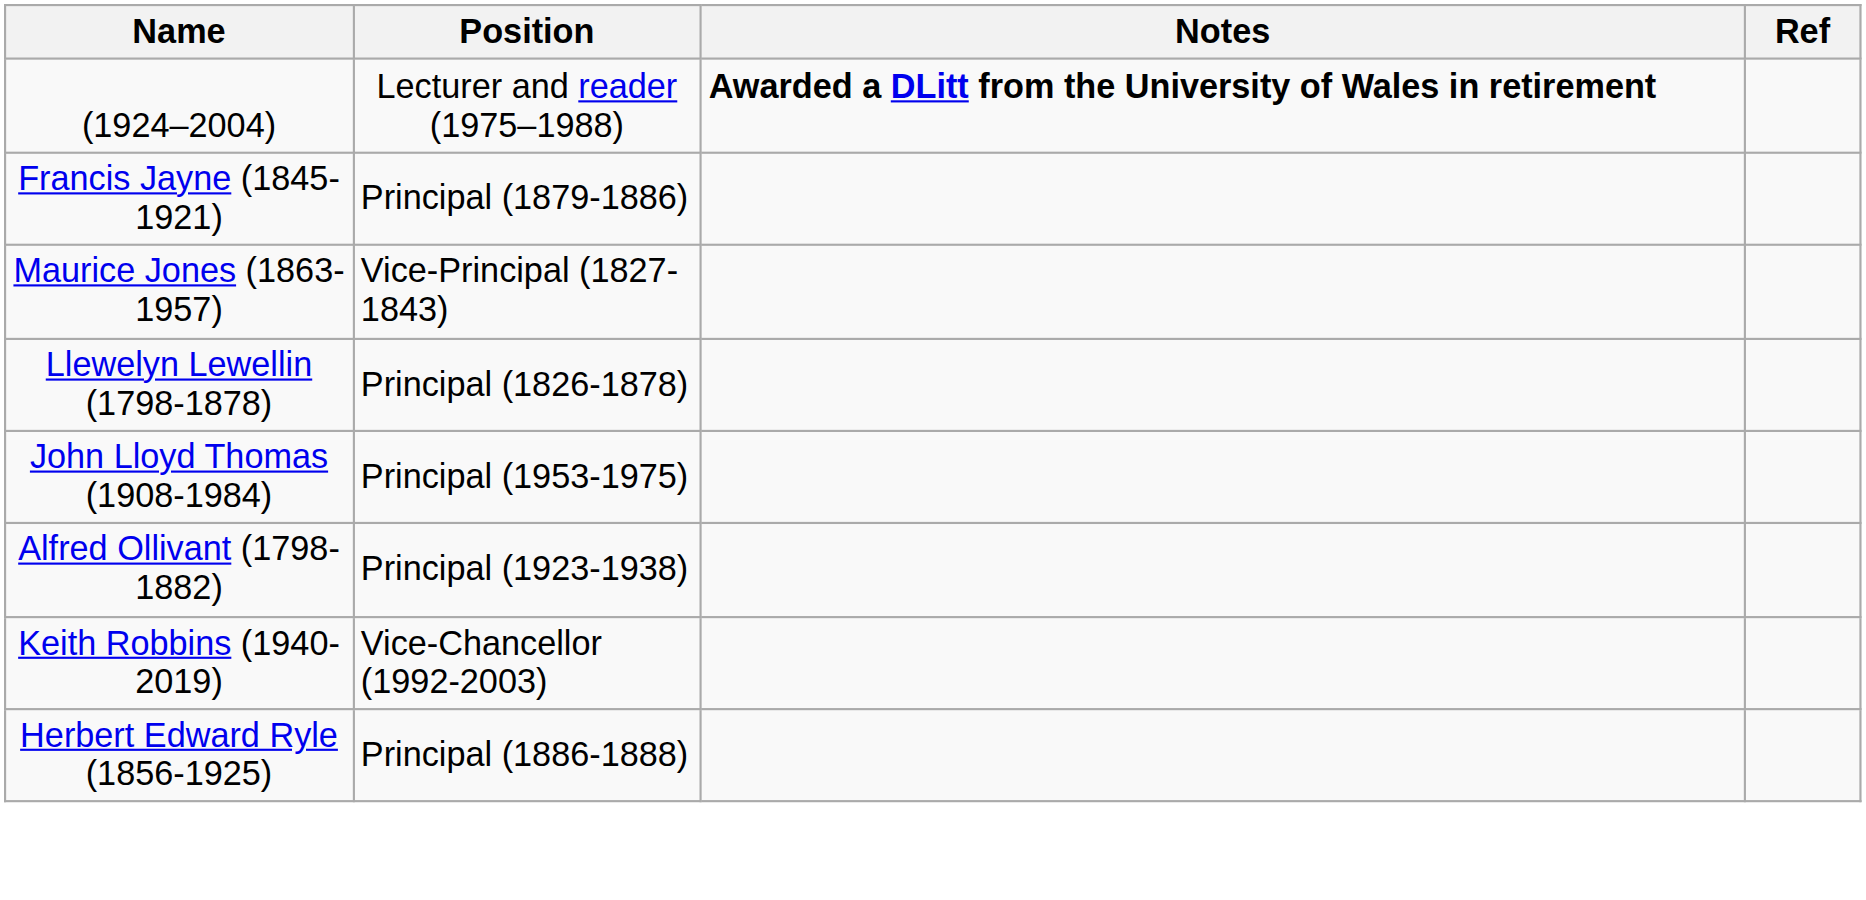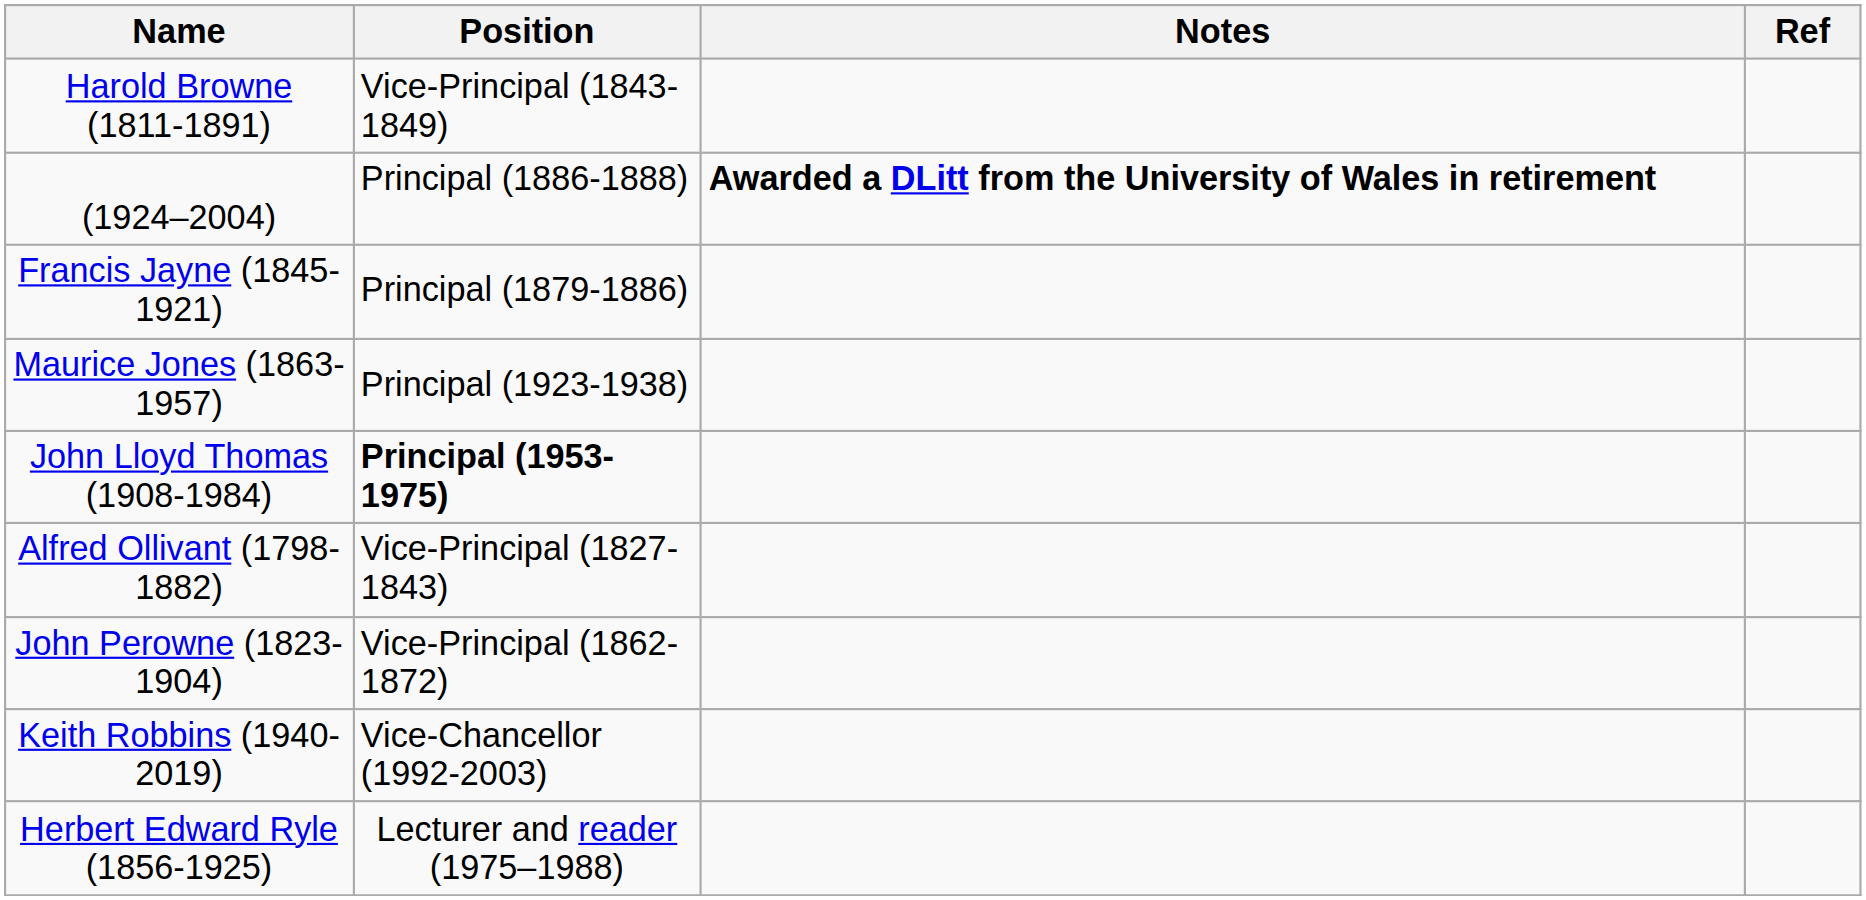+ row: (179, 105)
(527, 105) Lecturer and reader (1975–1988) -> (525, 178) Principal (1886-1888)
(519, 290) Vice-Principal (1827-1843) -> (525, 383) Principal (1923-1938)
- row: (179, 383)
(525, 476) normal -> (487, 476) bold
(525, 569) Principal (1923-1938) -> (519, 569) Vice-Principal (1827-1843)
+ row: (179, 662)
(525, 754) Principal (1886-1888) -> (527, 847) Lecturer and reader (1975–1988)
